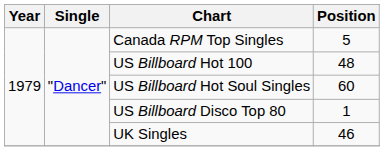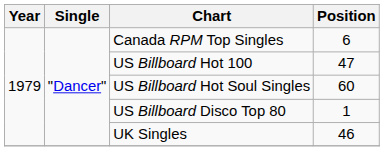(346, 39) 5 -> (346, 39) 6
(346, 63) 48 -> (346, 63) 47
